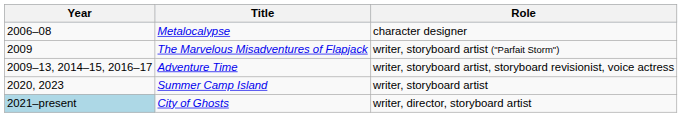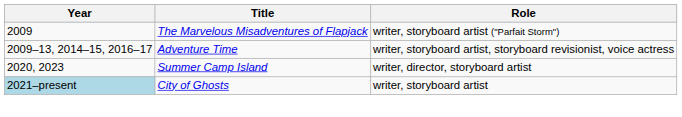- row: (194, 31)
(430, 85) writer, storyboard artist -> (452, 67) writer, director, storyboard artist
(452, 103) writer, director, storyboard artist -> (430, 85) writer, storyboard artist
